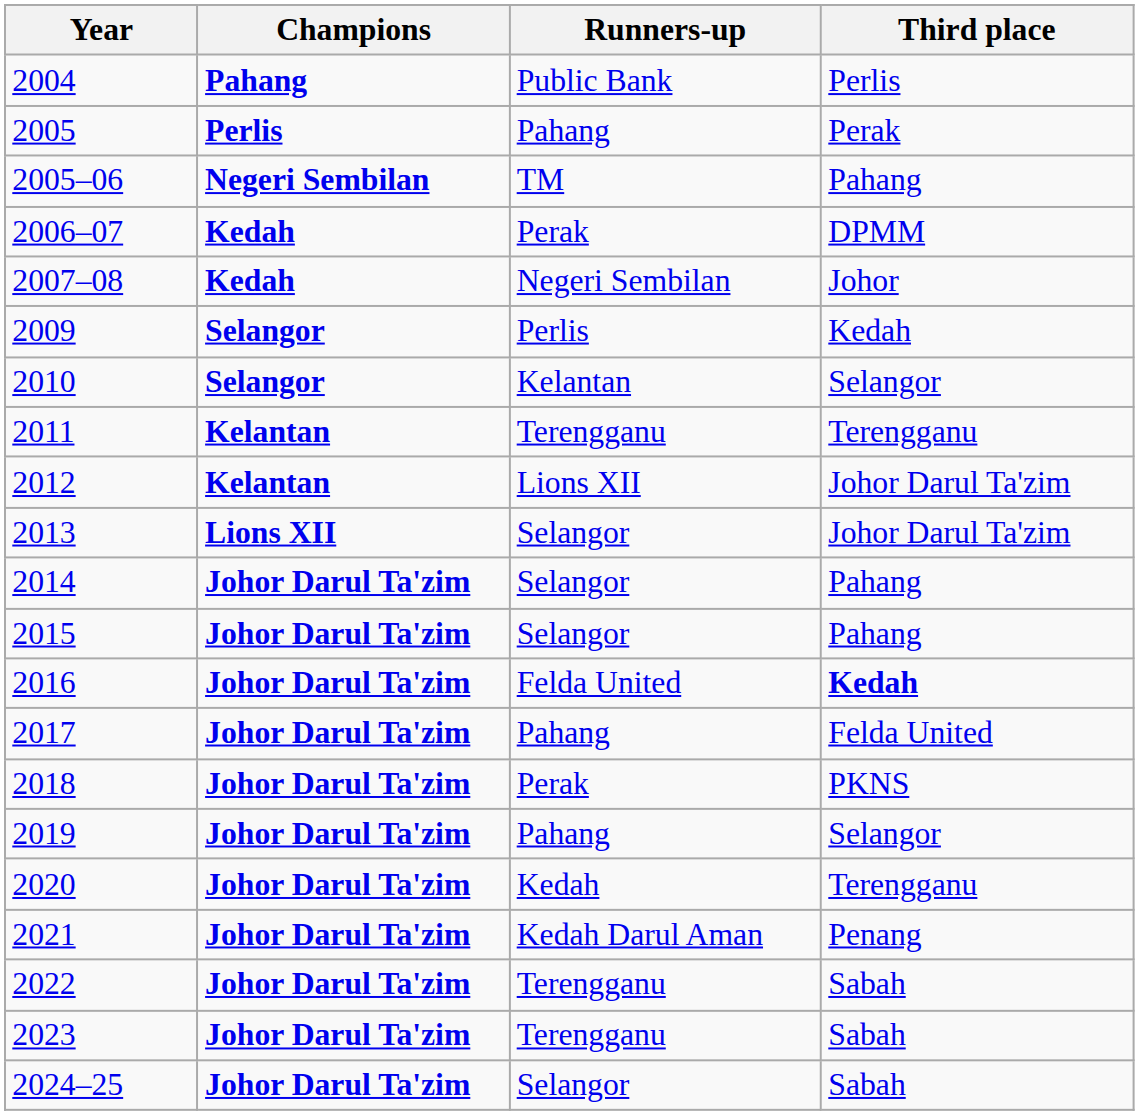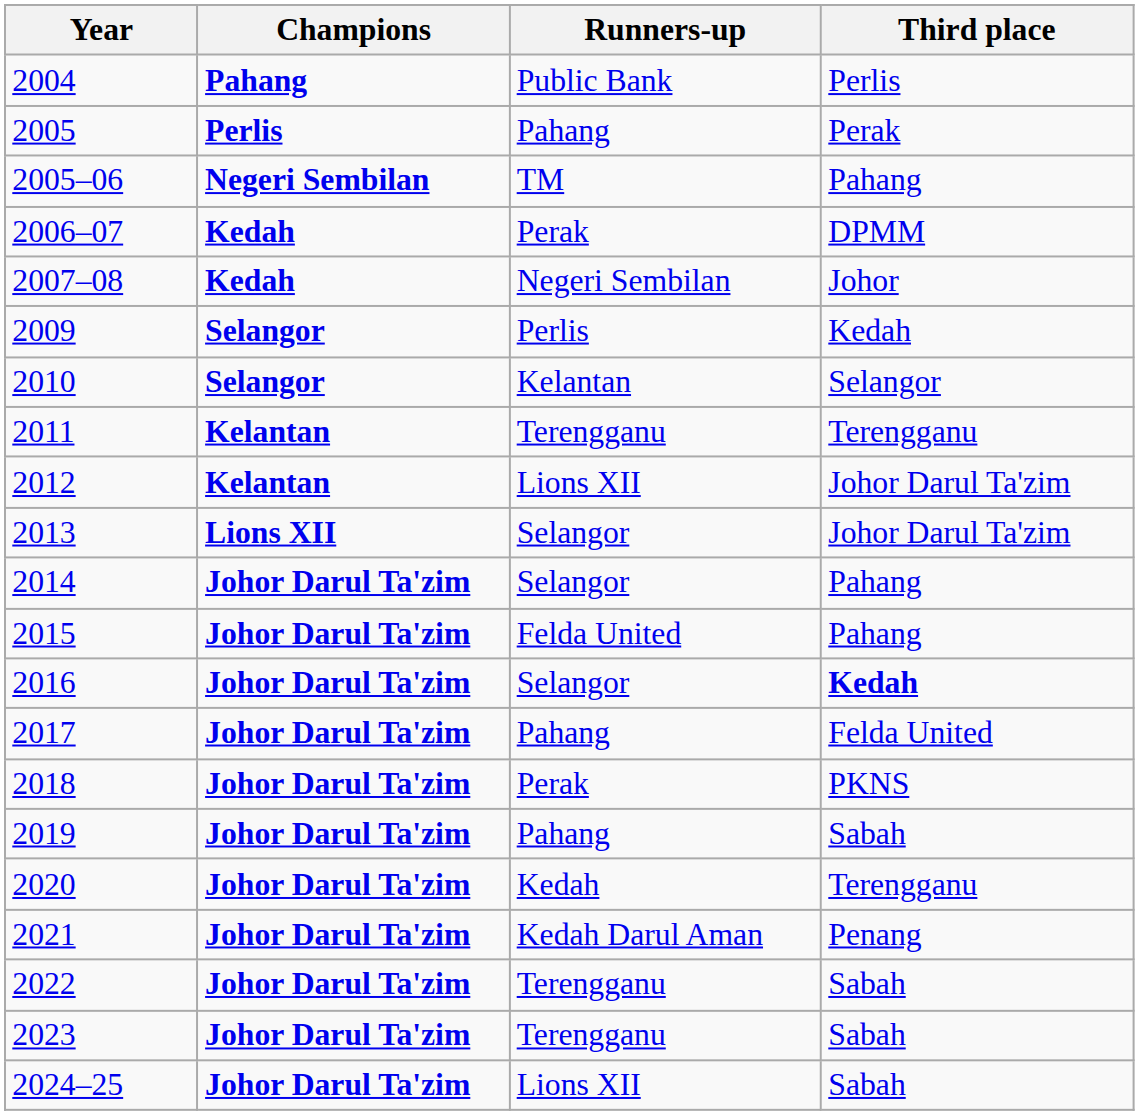(573, 632) Selangor -> (599, 632) Felda United
(599, 682) Felda United -> (573, 682) Selangor
(885, 833) Selangor -> (867, 833) Sabah
(573, 1084) Selangor -> (579, 1084) Lions XII
